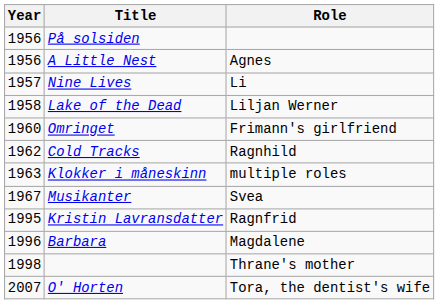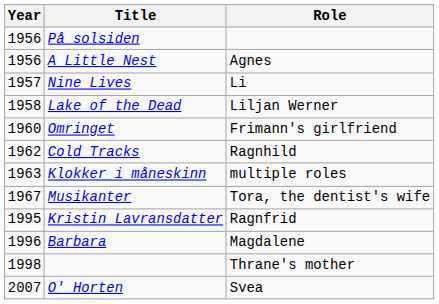(246, 197) Svea -> (330, 197) Tora, the dentist's wife
(330, 288) Tora, the dentist's wife -> (246, 288) Svea
